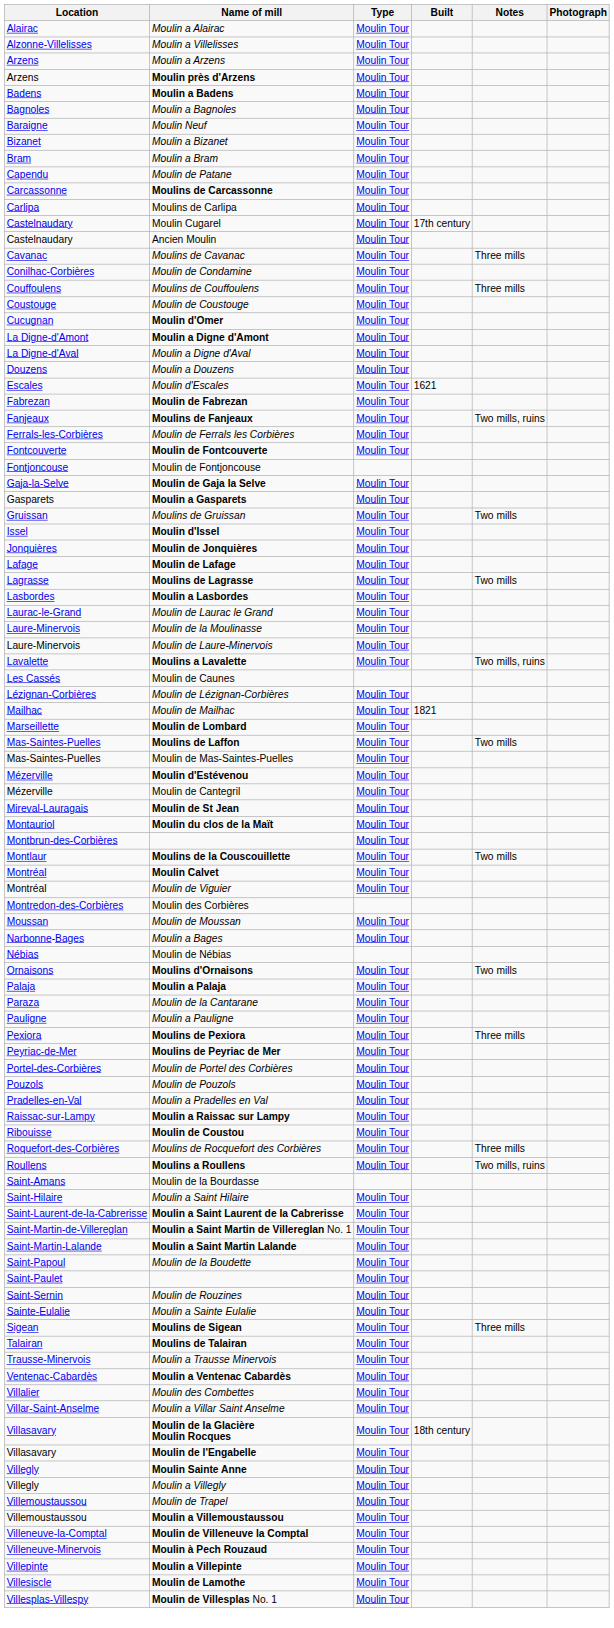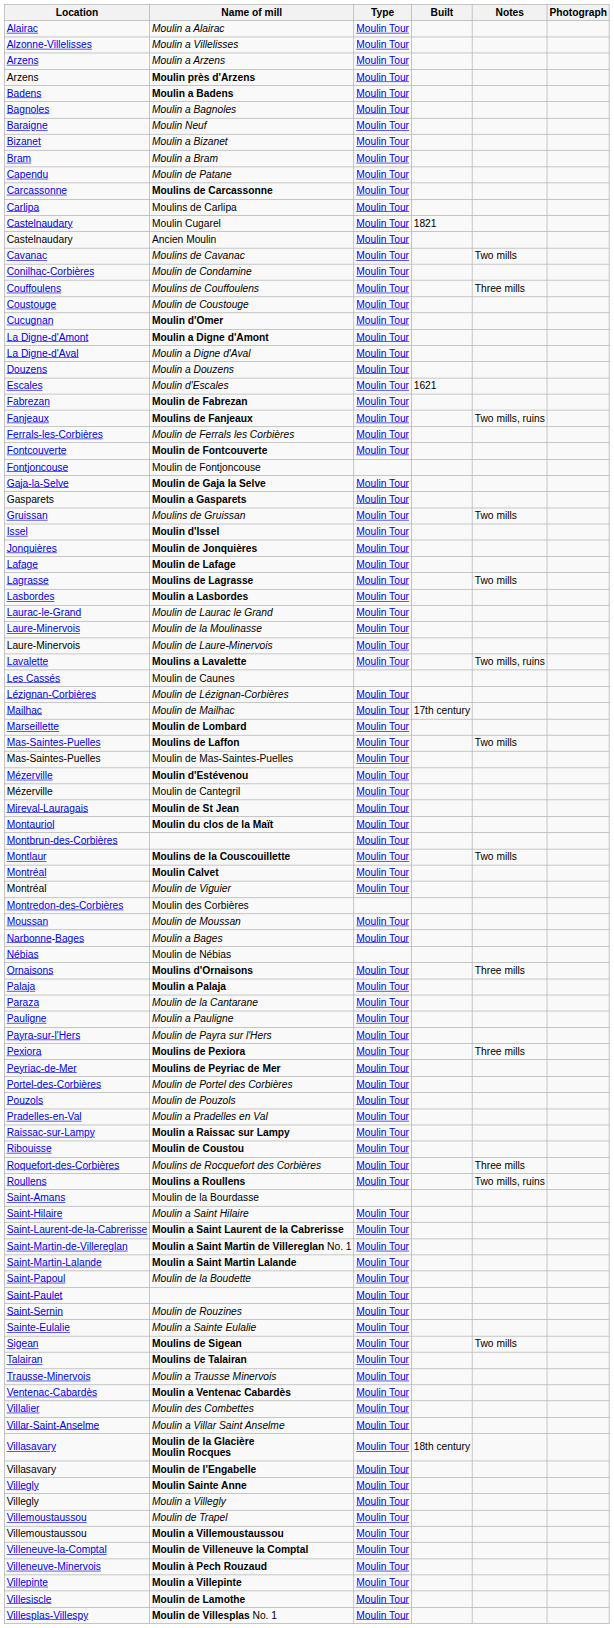(442, 223) 17th century -> (425, 223) 1821
(500, 256) Three mills -> (496, 256) Two mills
(425, 710) 1821 -> (442, 710) 17th century
(496, 970) Two mills -> (500, 970) Three mills
+ row: (44, 1035)
(500, 1328) Three mills -> (496, 1344) Two mills
